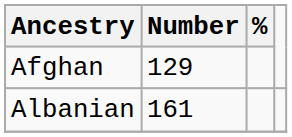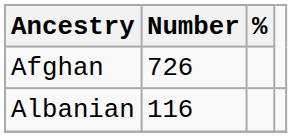(170, 68) 129 -> (170, 68) 726
(170, 110) 161 -> (170, 110) 116
